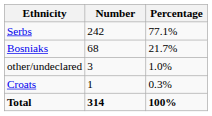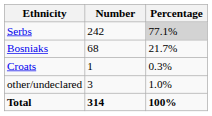(163, 31) no background -> (163, 31) lightgrey background
rows swapped: (22, 84) <-> (45, 66)
